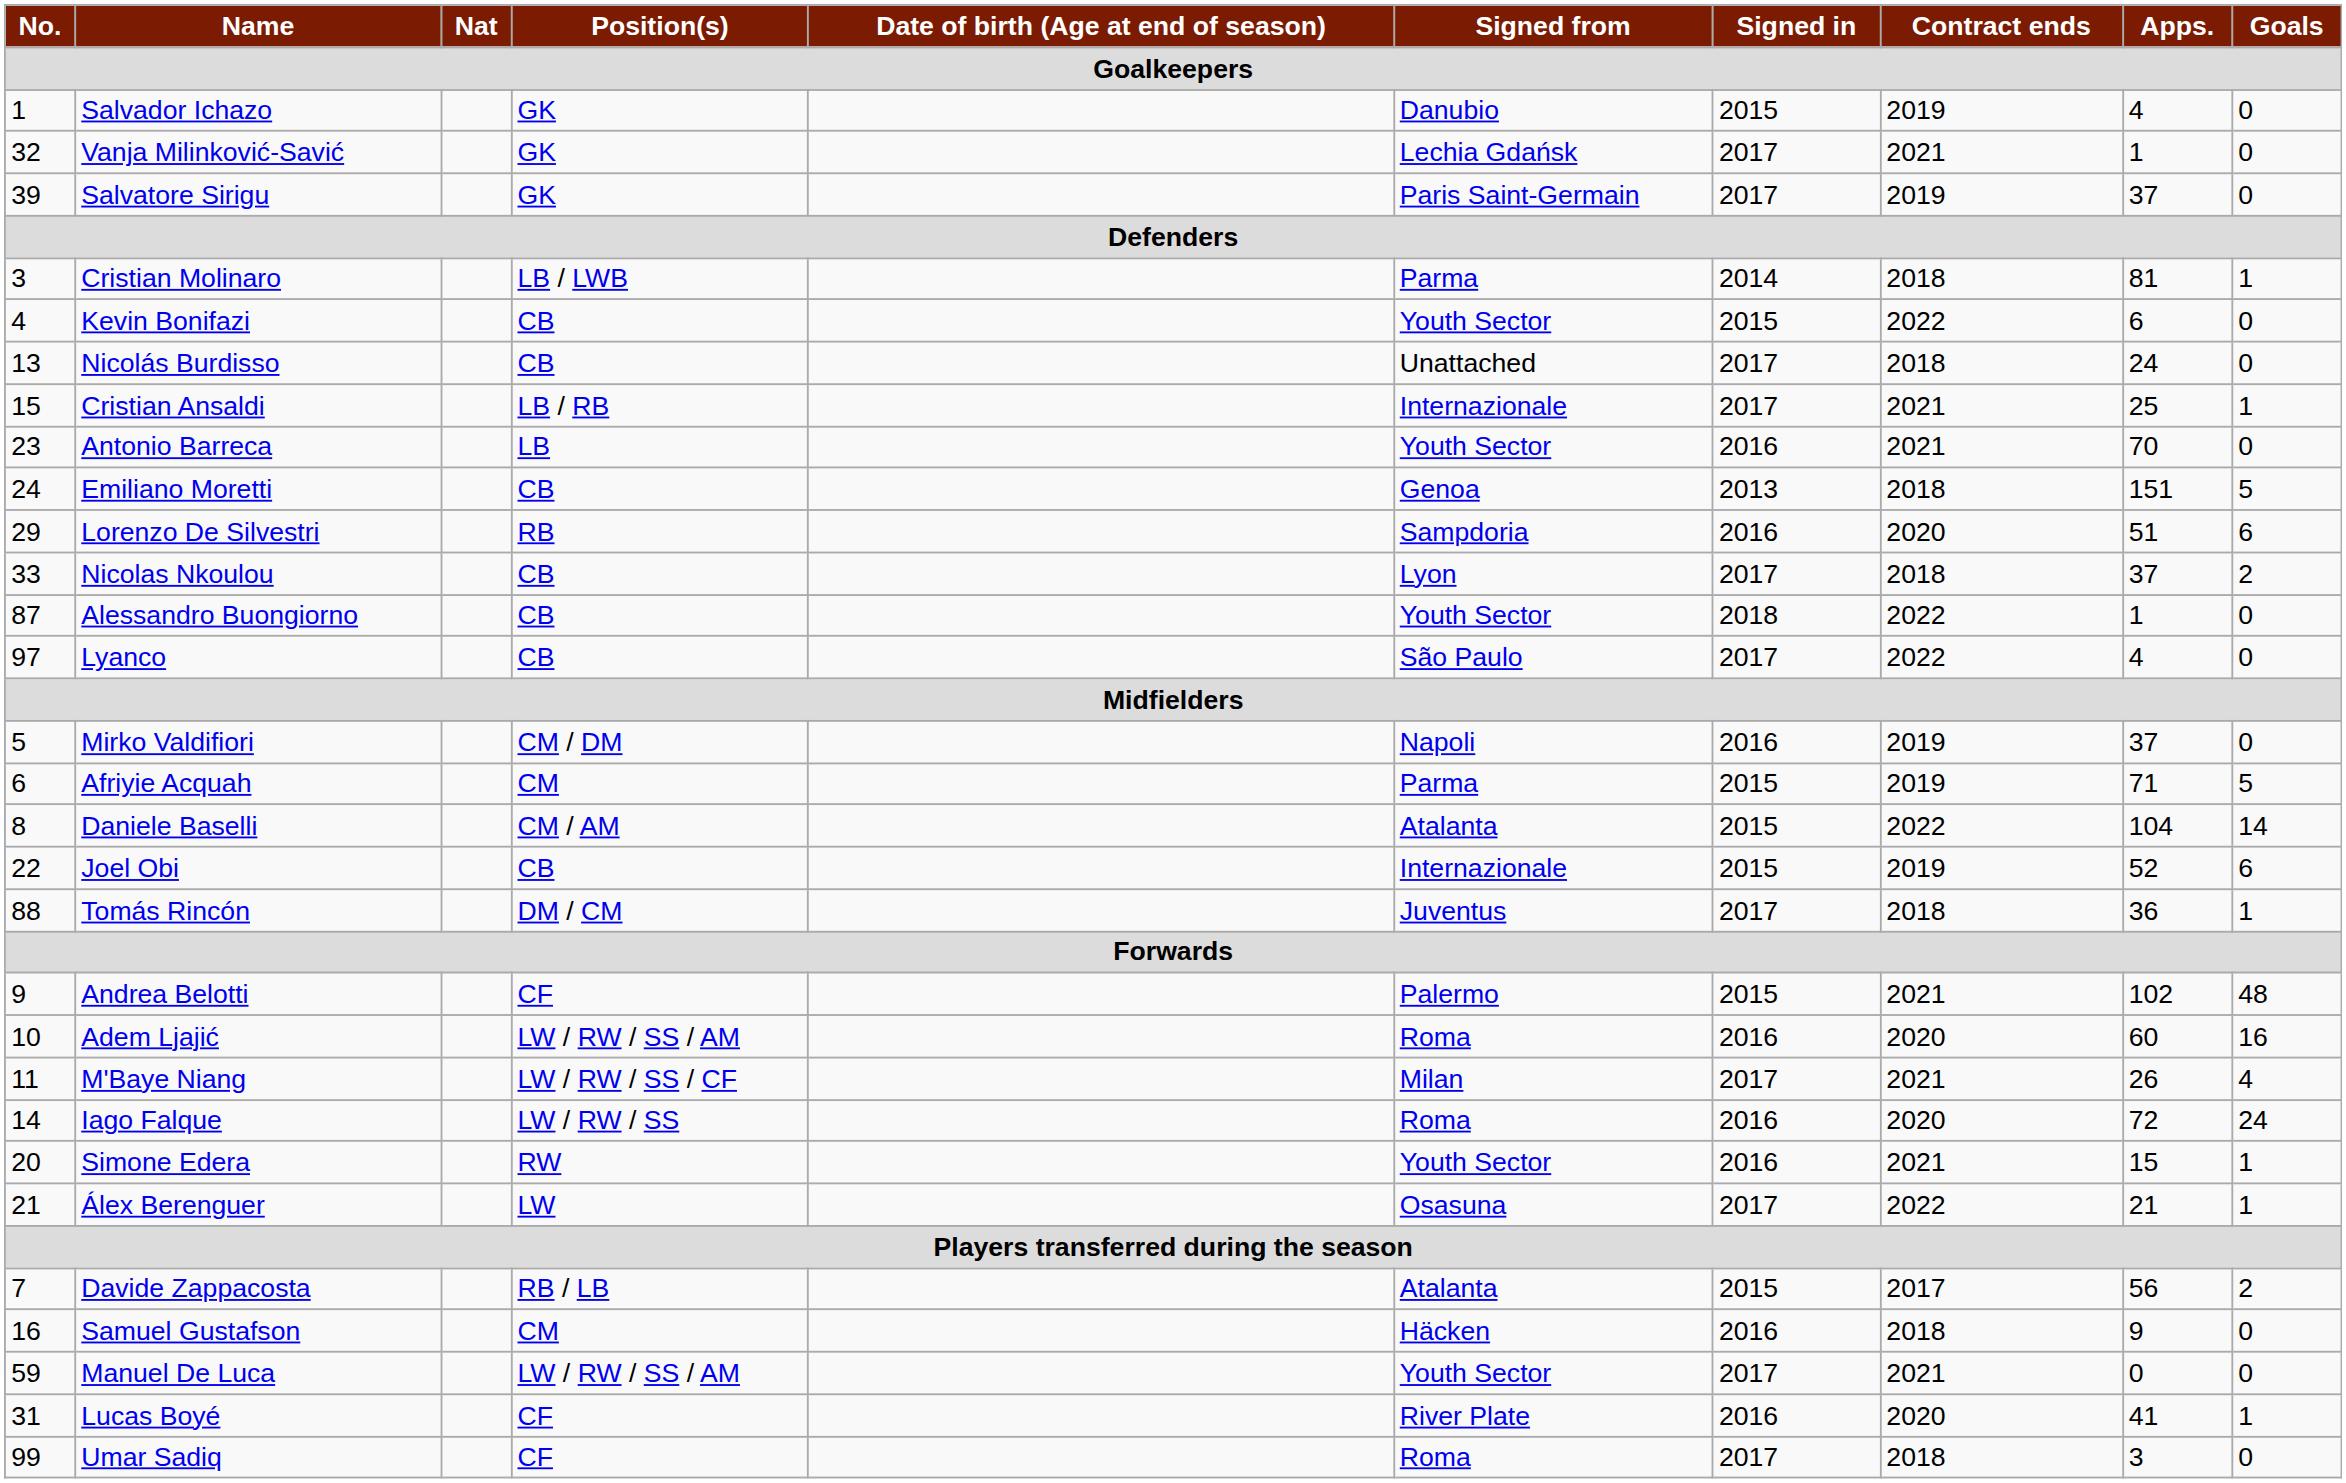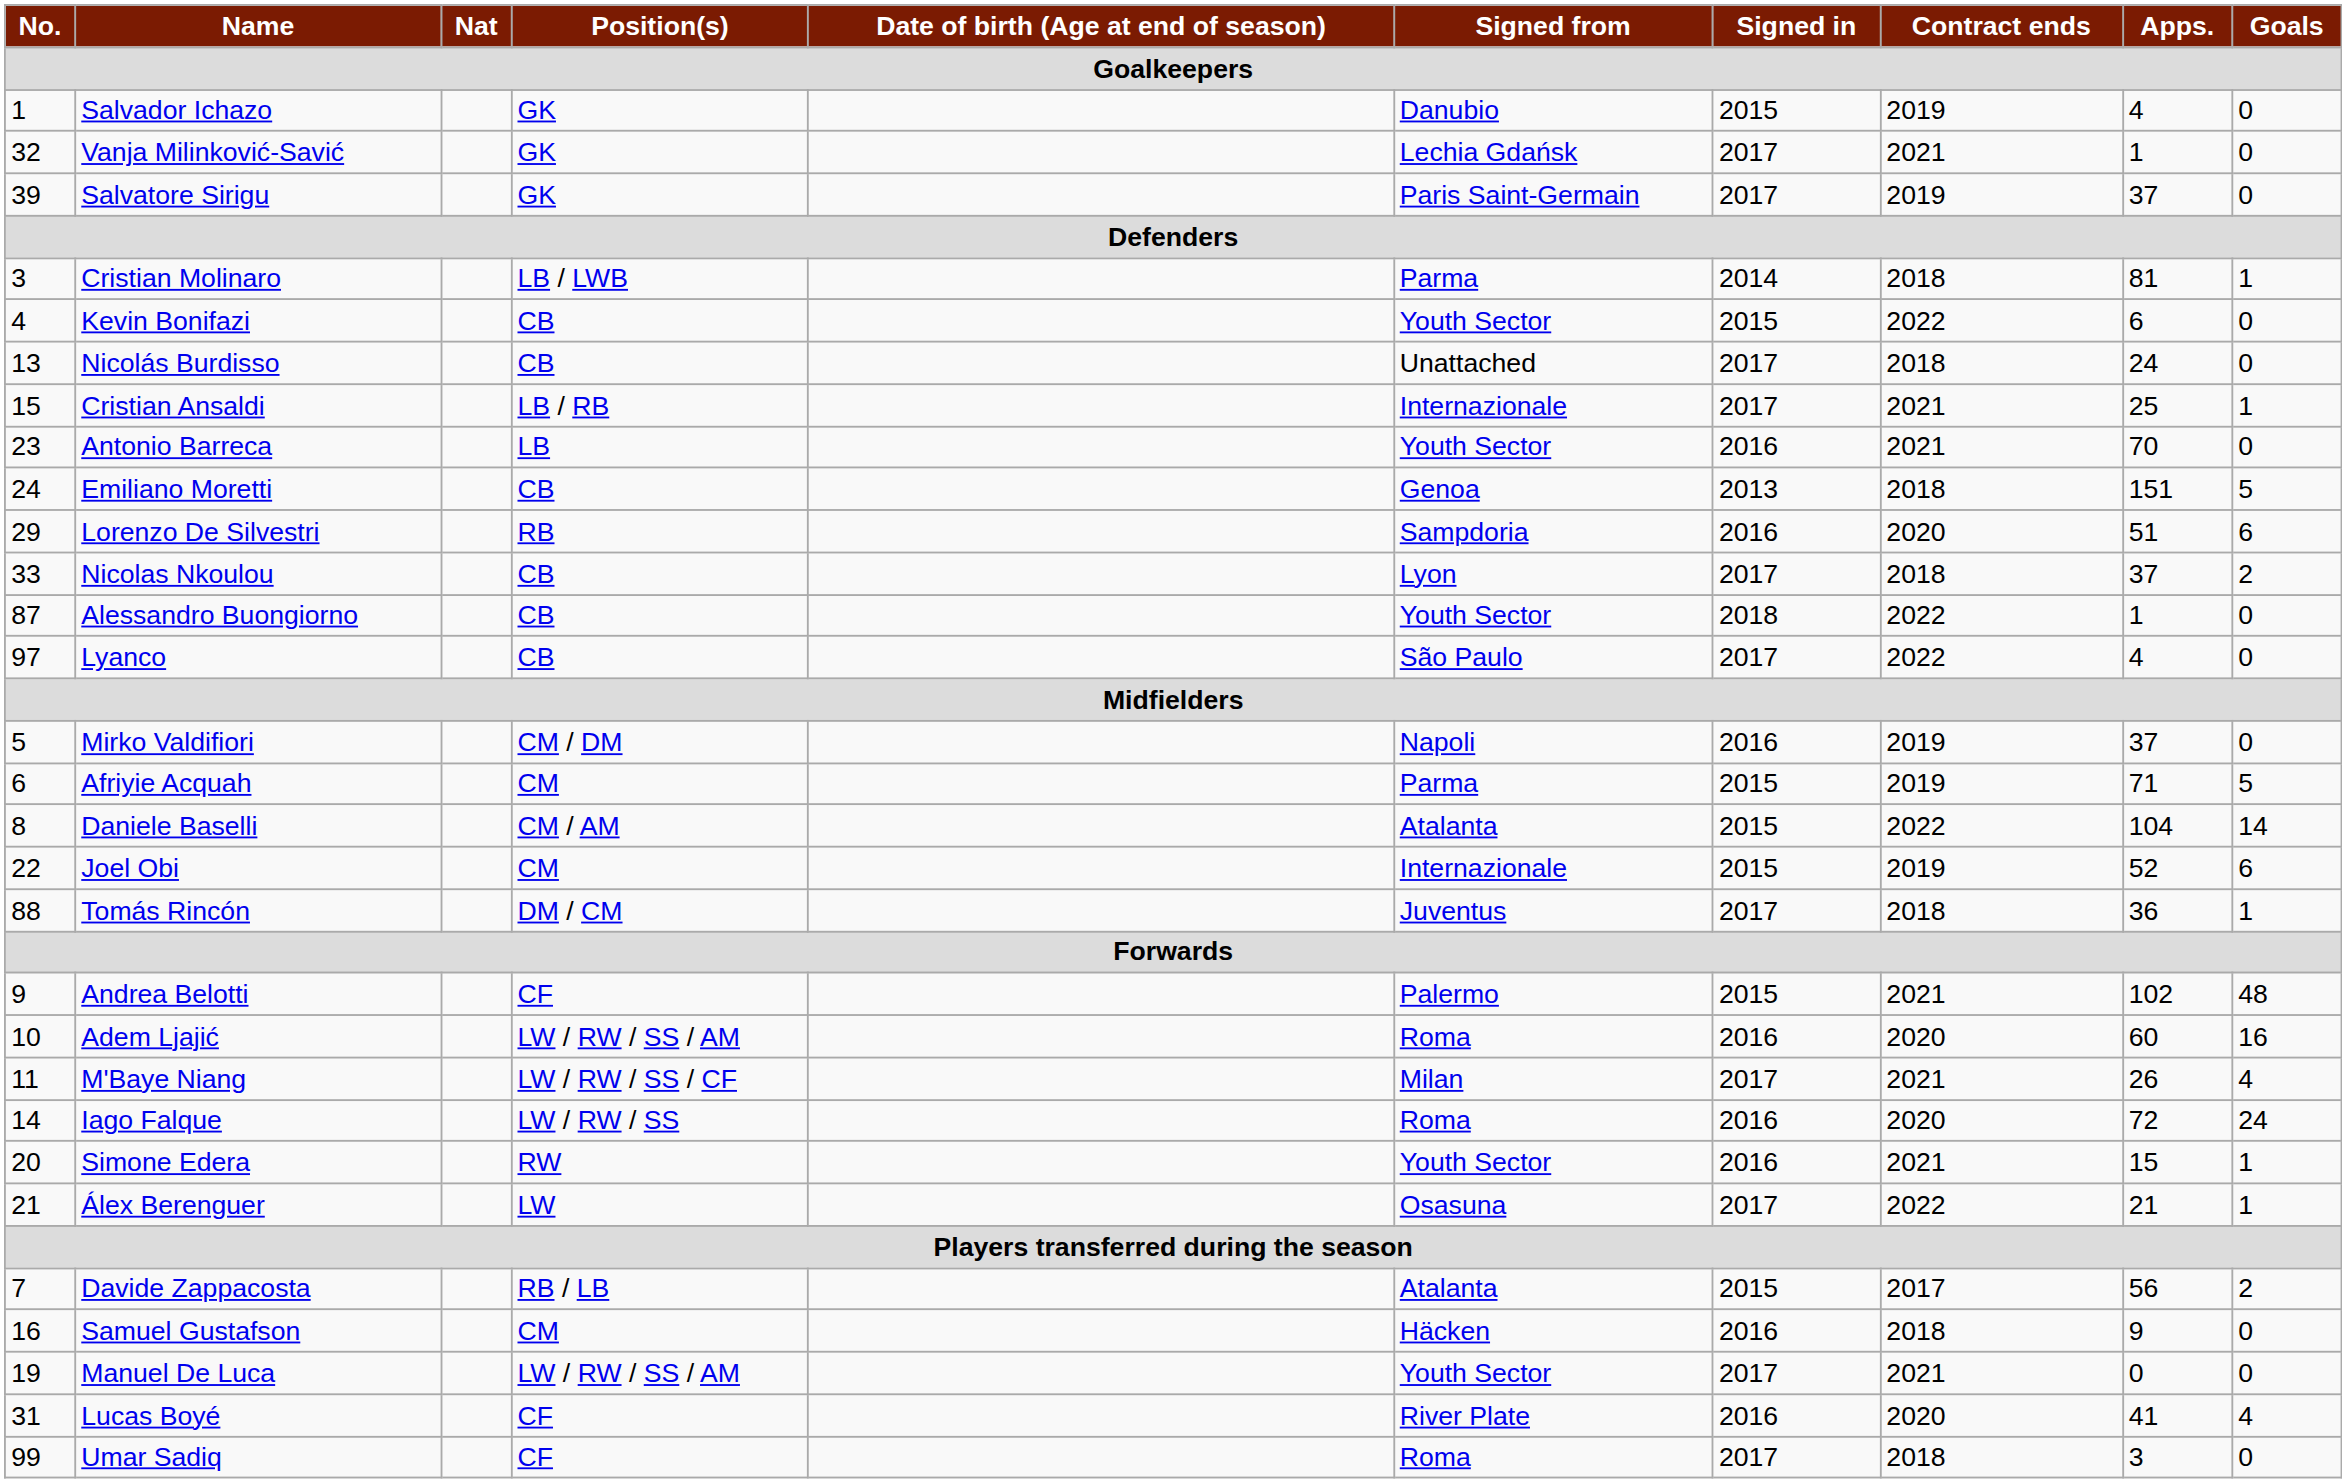(536, 868) CB -> (538, 868) CM
(26, 1373) 59 -> (26, 1373) 19
(2246, 1415) 1 -> (2246, 1415) 4
